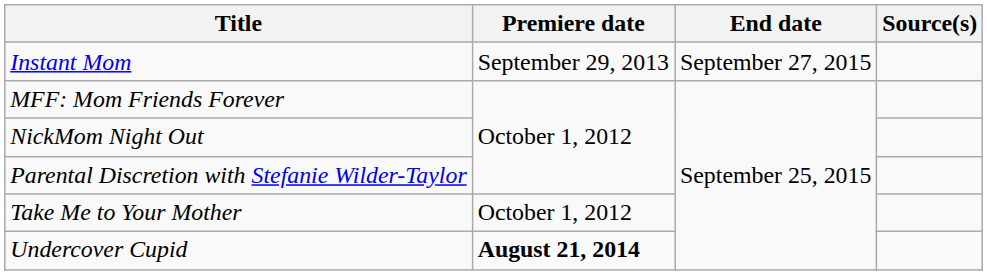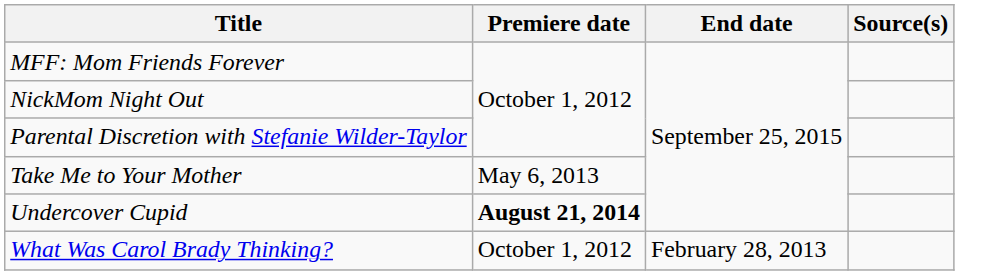- row: (71, 61)
(555, 212) October 1, 2012 -> (538, 174) May 6, 2013
+ row: (172, 250)
